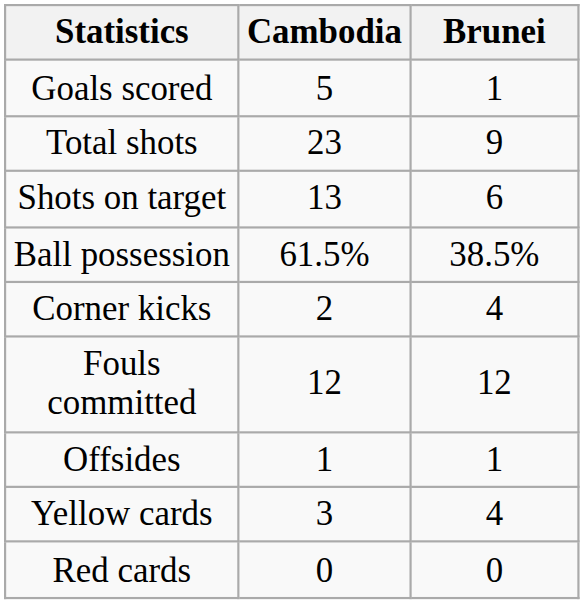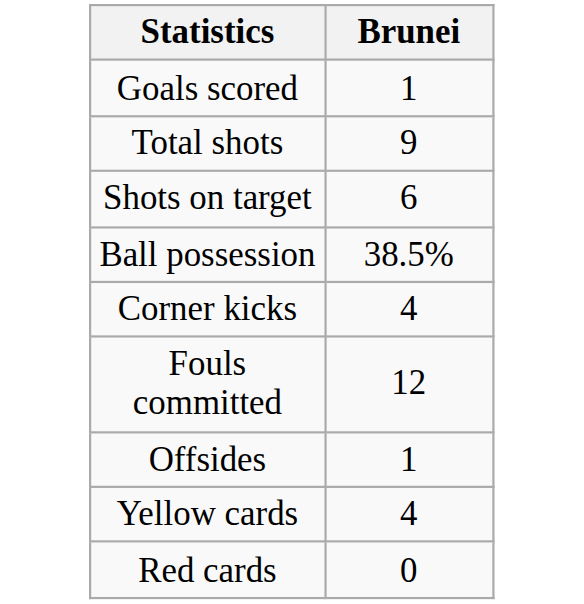- column: (324, 32)
